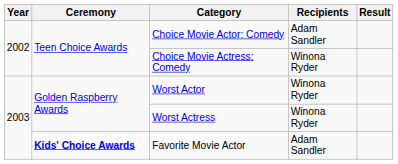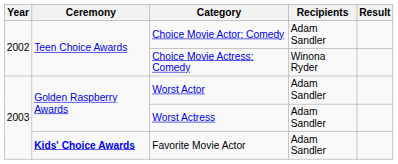(308, 90) Winona Ryder -> (308, 90) Adam Sandler
(308, 117) Winona Ryder -> (308, 117) Adam Sandler
